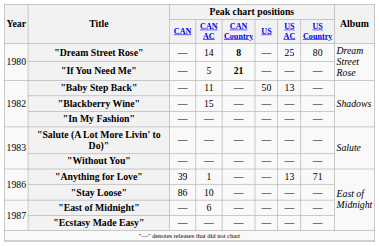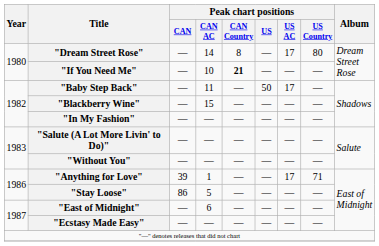(239, 52) bold -> (239, 52) normal
(289, 52) 25 -> (289, 52) 17
(209, 71) 5 -> (209, 71) 10
(289, 88) 13 -> (289, 88) 17
(289, 176) 13 -> (289, 176) 17
(209, 192) 10 -> (209, 192) 5
